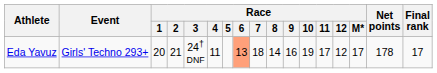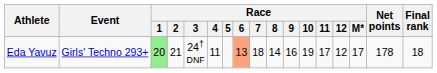(159, 53) no background -> (159, 53) lightgreen background
(418, 53) 17 -> (418, 53) 18
